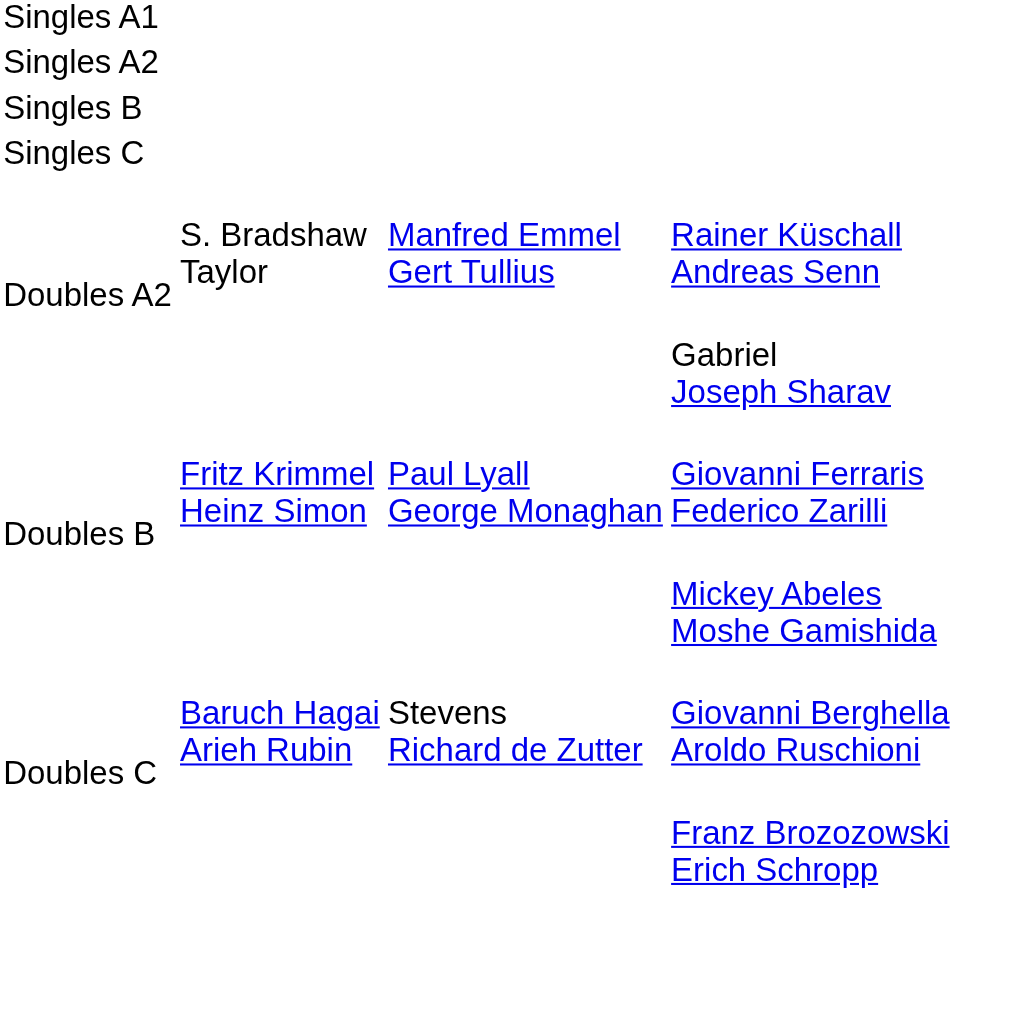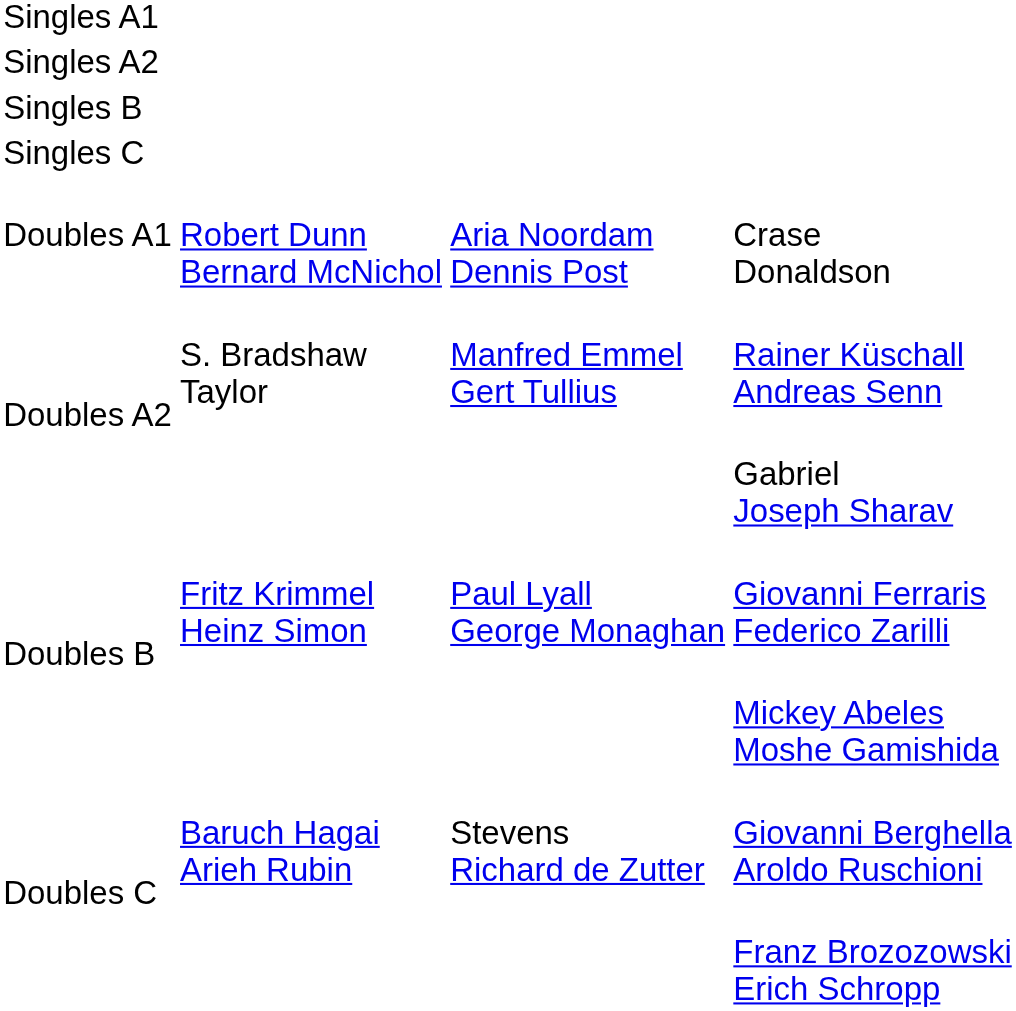+ row: (87, 235)
